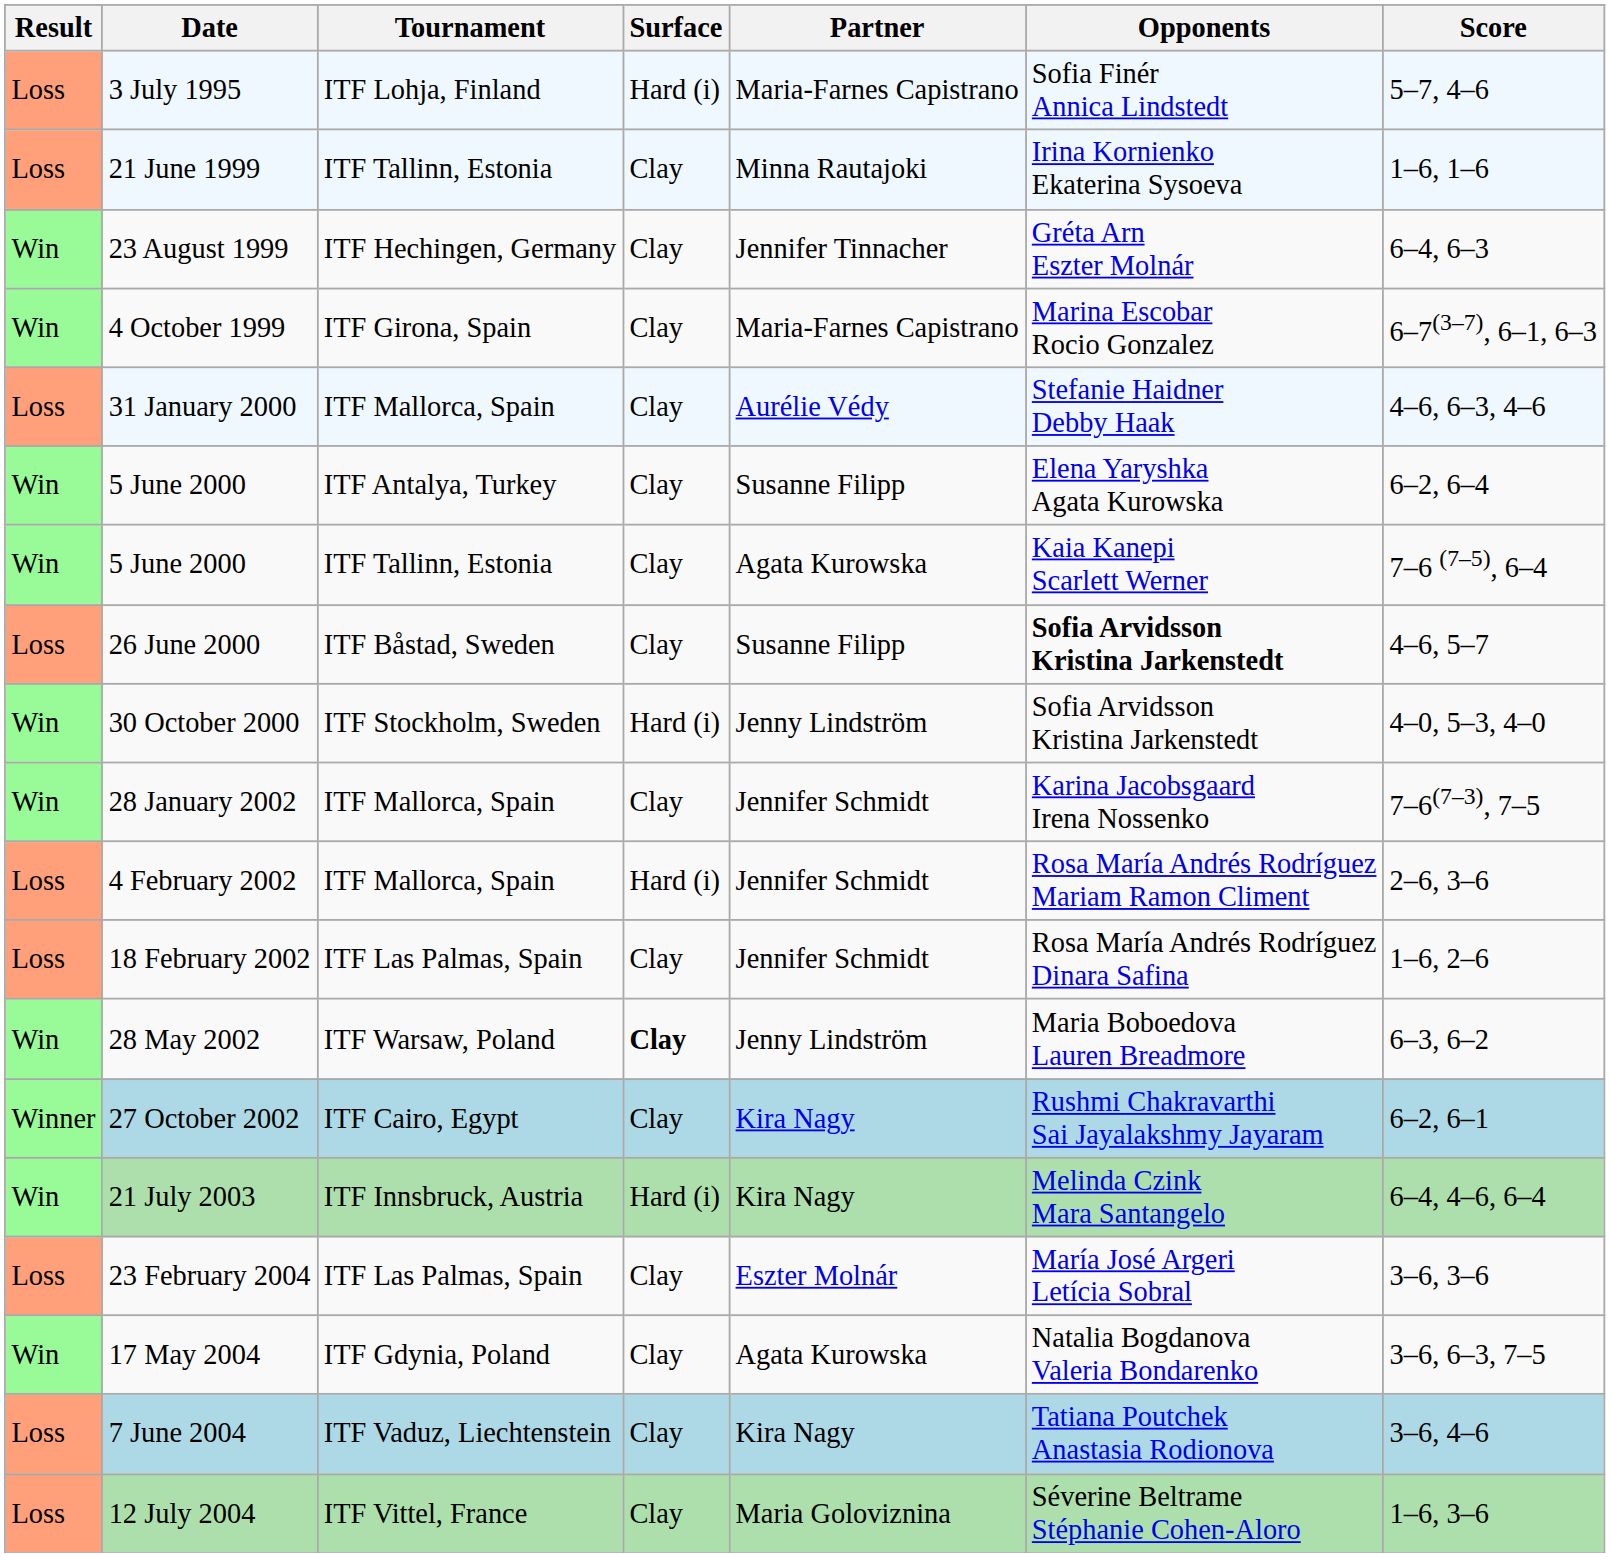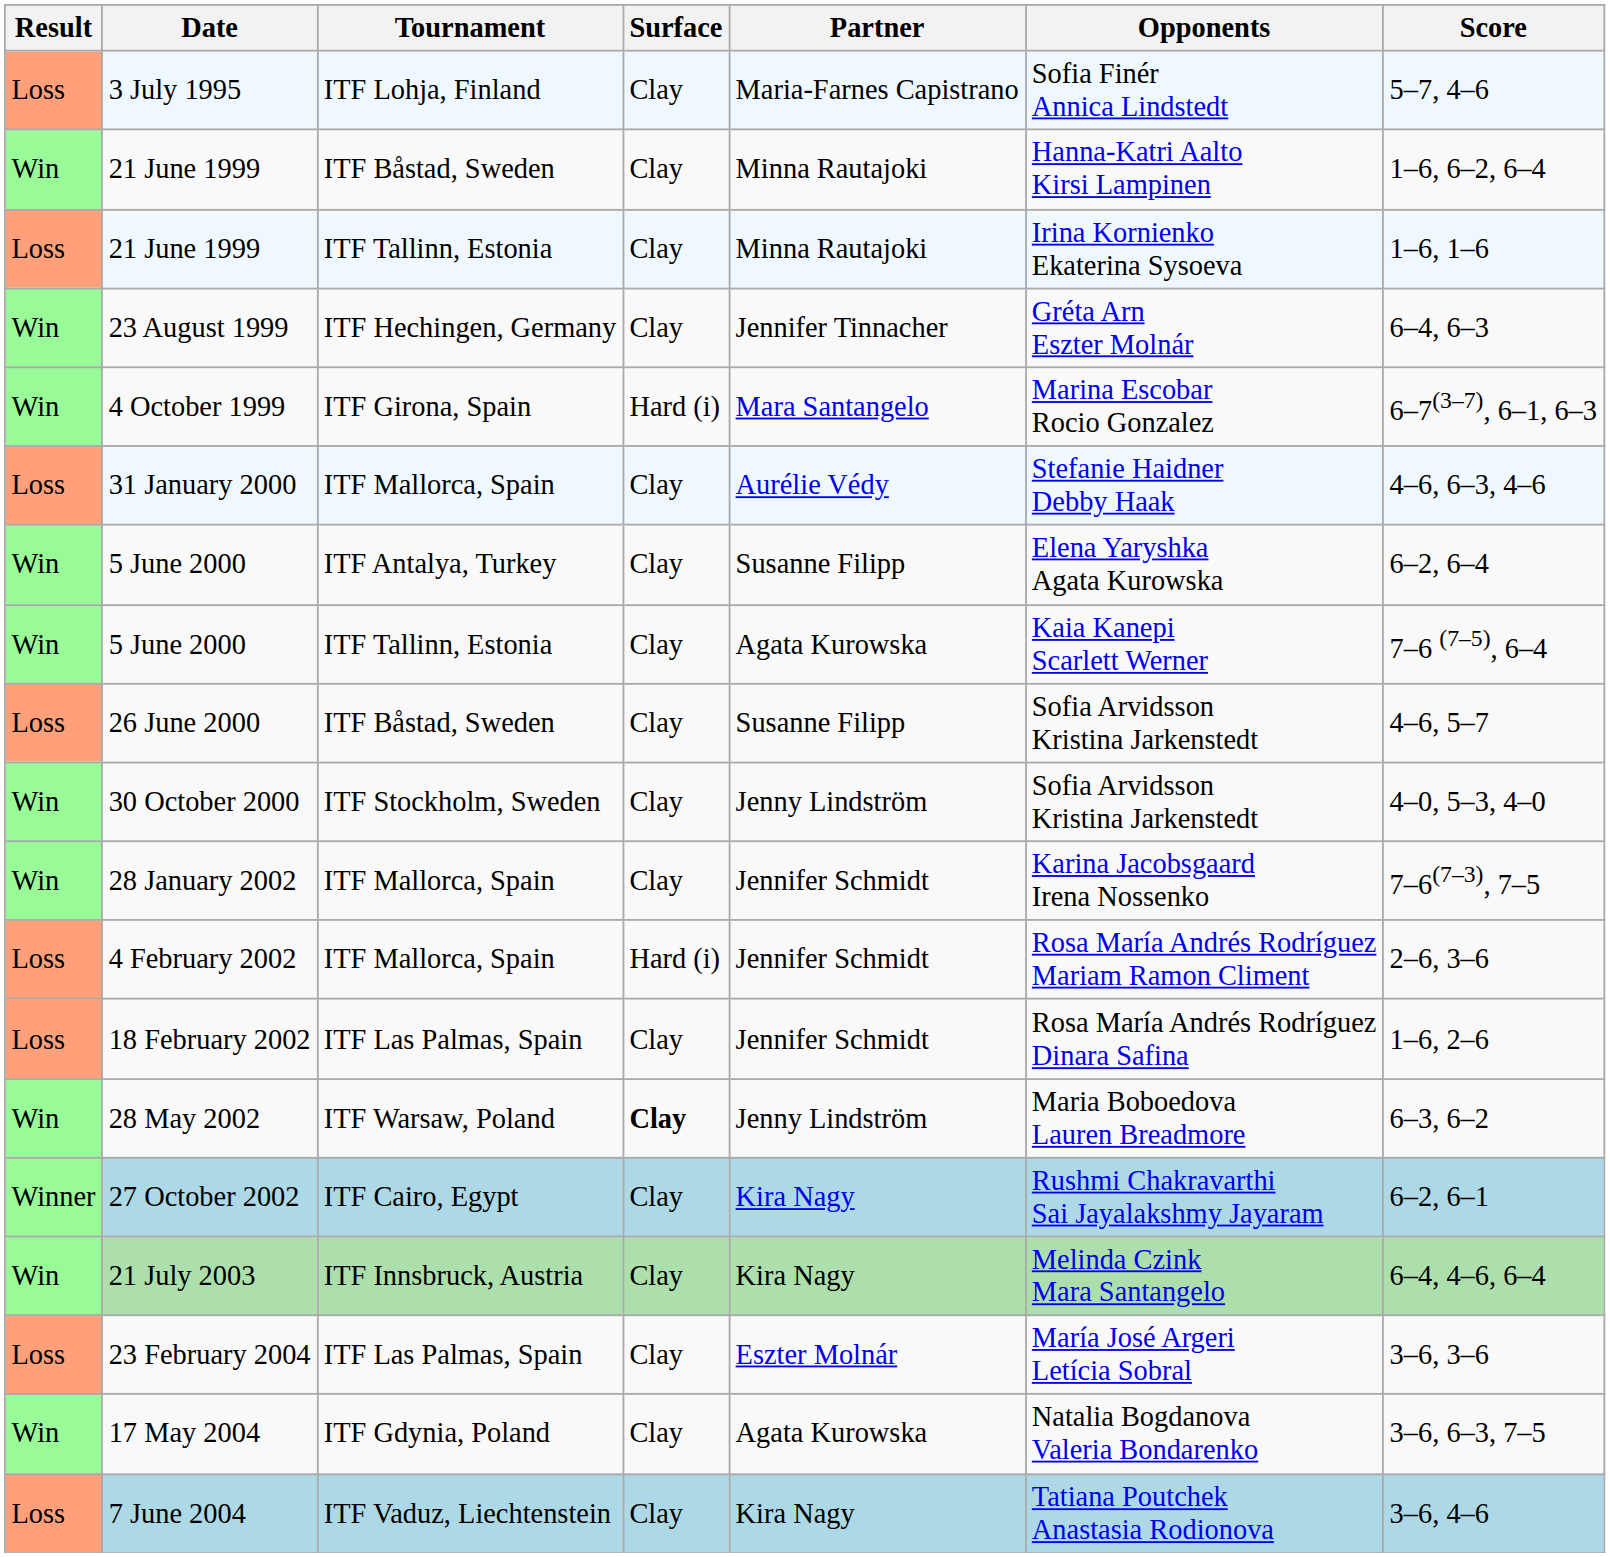(675, 89) Hard (i) -> (656, 89) Clay
+ row: (184, 168)
(656, 326) Clay -> (675, 405) Hard (i)
(877, 326) Maria-Farnes Capistrano -> (832, 405) Mara Santangelo
(1158, 642) bold -> (1145, 721) normal
(675, 721) Hard (i) -> (656, 800) Clay
(675, 1196) Hard (i) -> (656, 1275) Clay
- row: (182, 1512)
